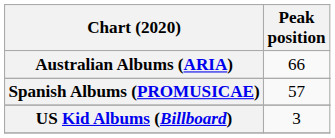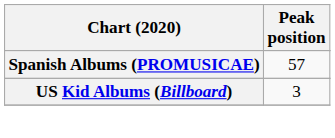- row: (134, 64)
